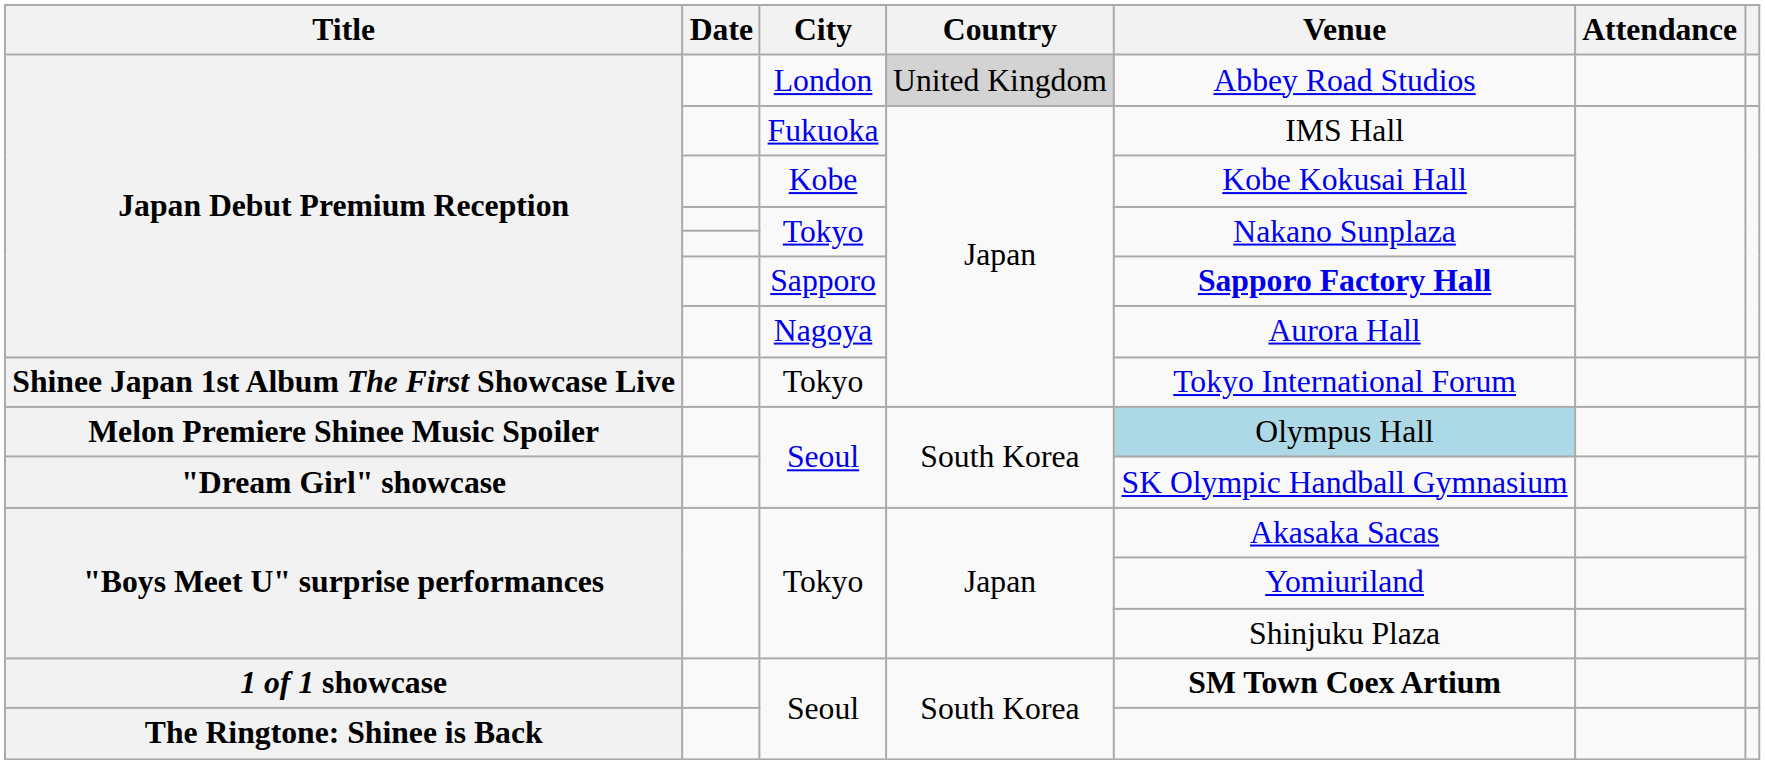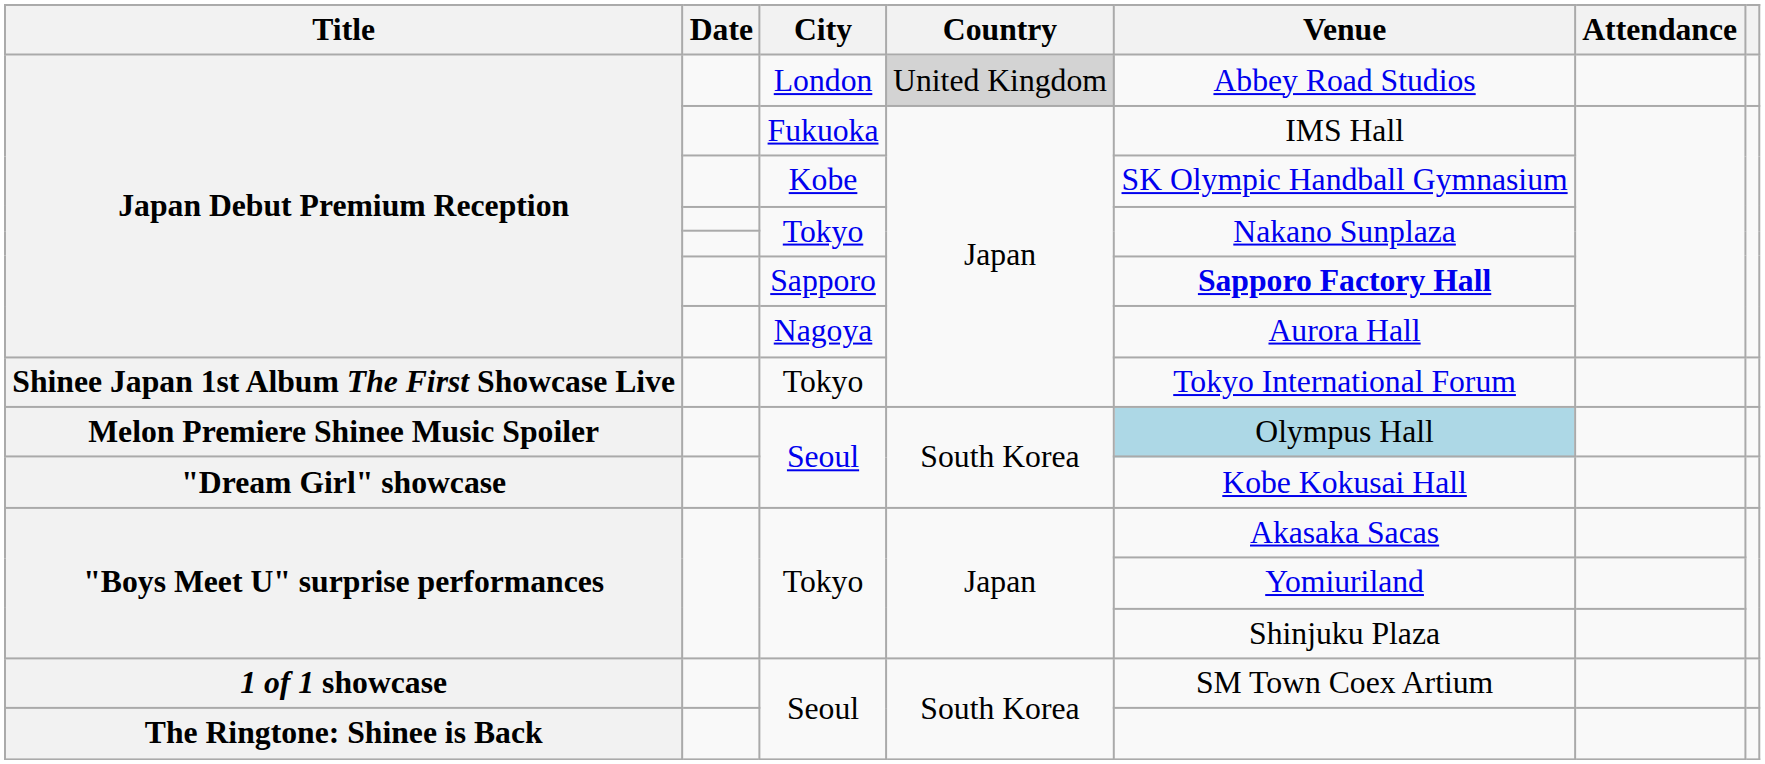(1345, 180) Kobe Kokusai Hall -> (1345, 180) SK Olympic Handball Gymnasium
(1345, 481) SK Olympic Handball Gymnasium -> (1345, 481) Kobe Kokusai Hall
(1345, 682) bold -> (1345, 682) normal
